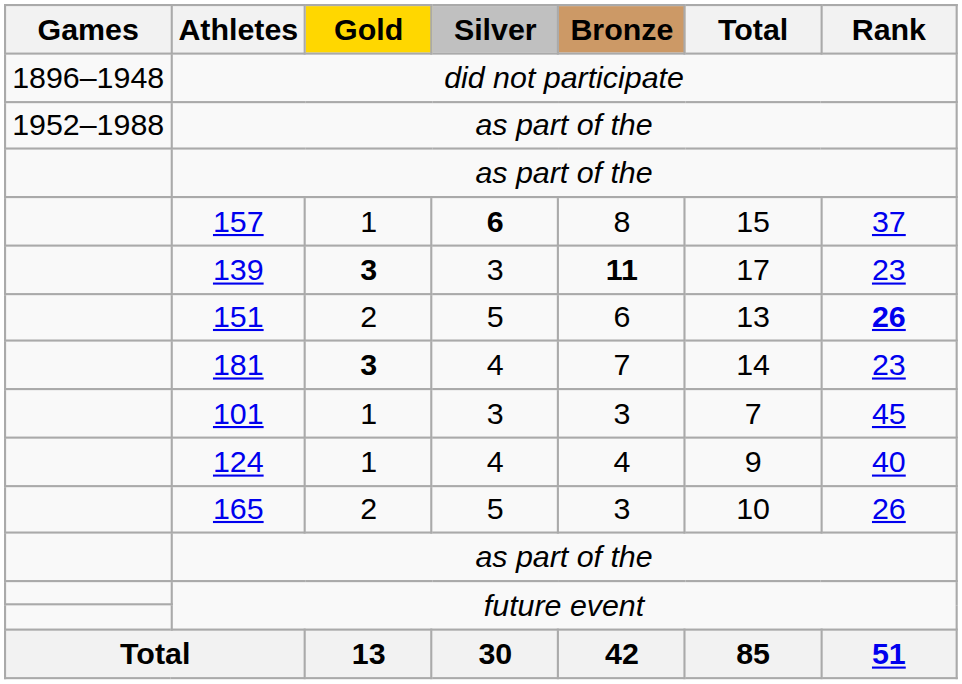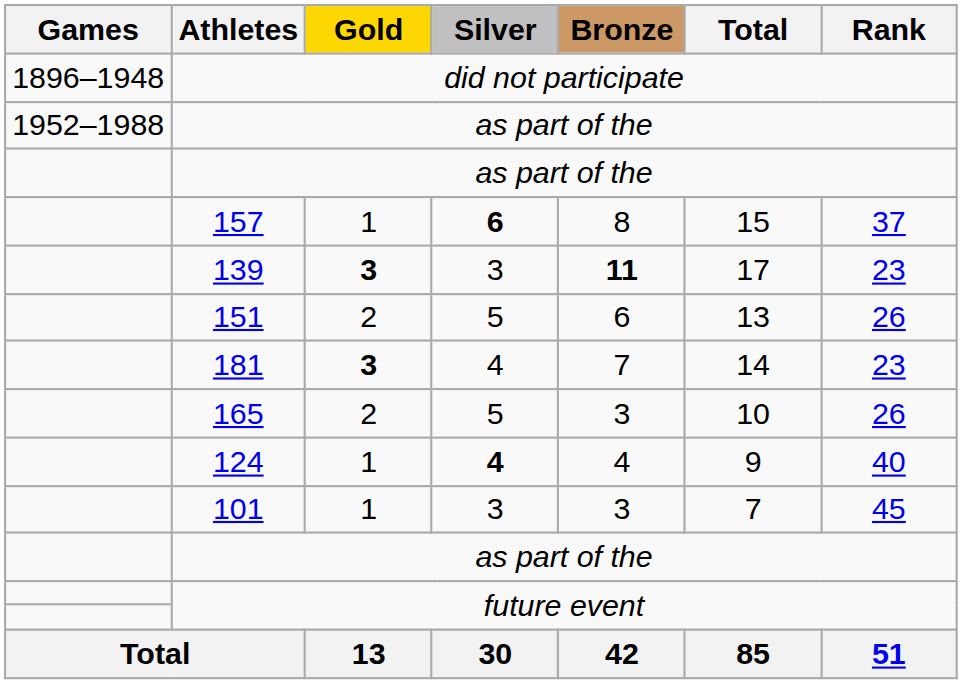(889, 317) bold -> (889, 317) normal
rows swapped: (88, 509) <-> (88, 413)
(495, 461) normal -> (495, 461) bold
